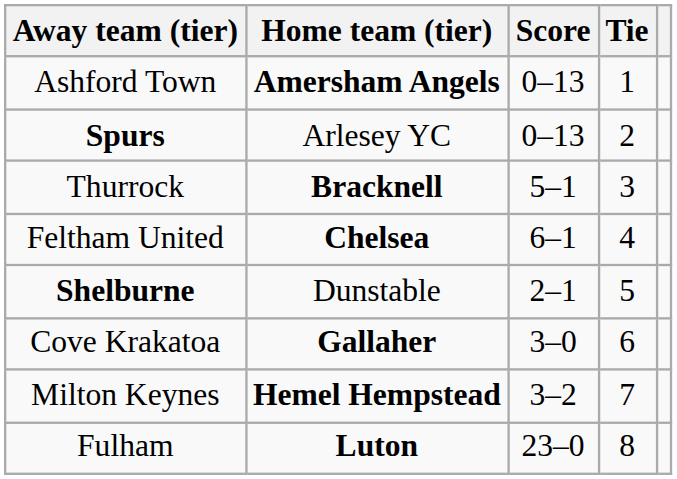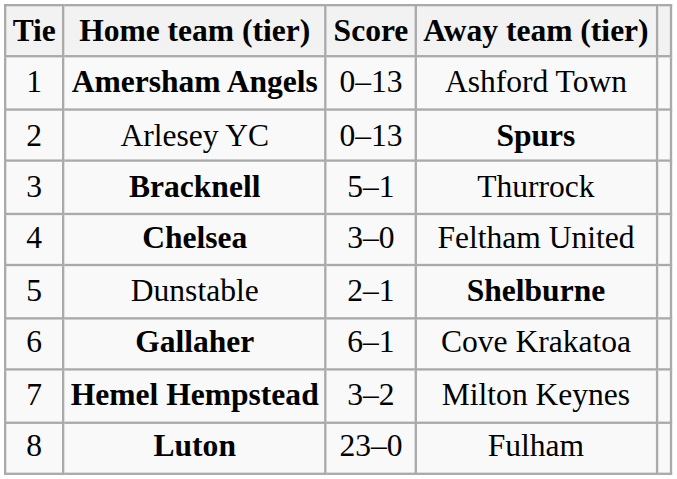columns swapped: (627, 30) <-> (125, 30)
(553, 238) 6–1 -> (371, 238) 3–0
(553, 342) 3–0 -> (371, 342) 6–1
